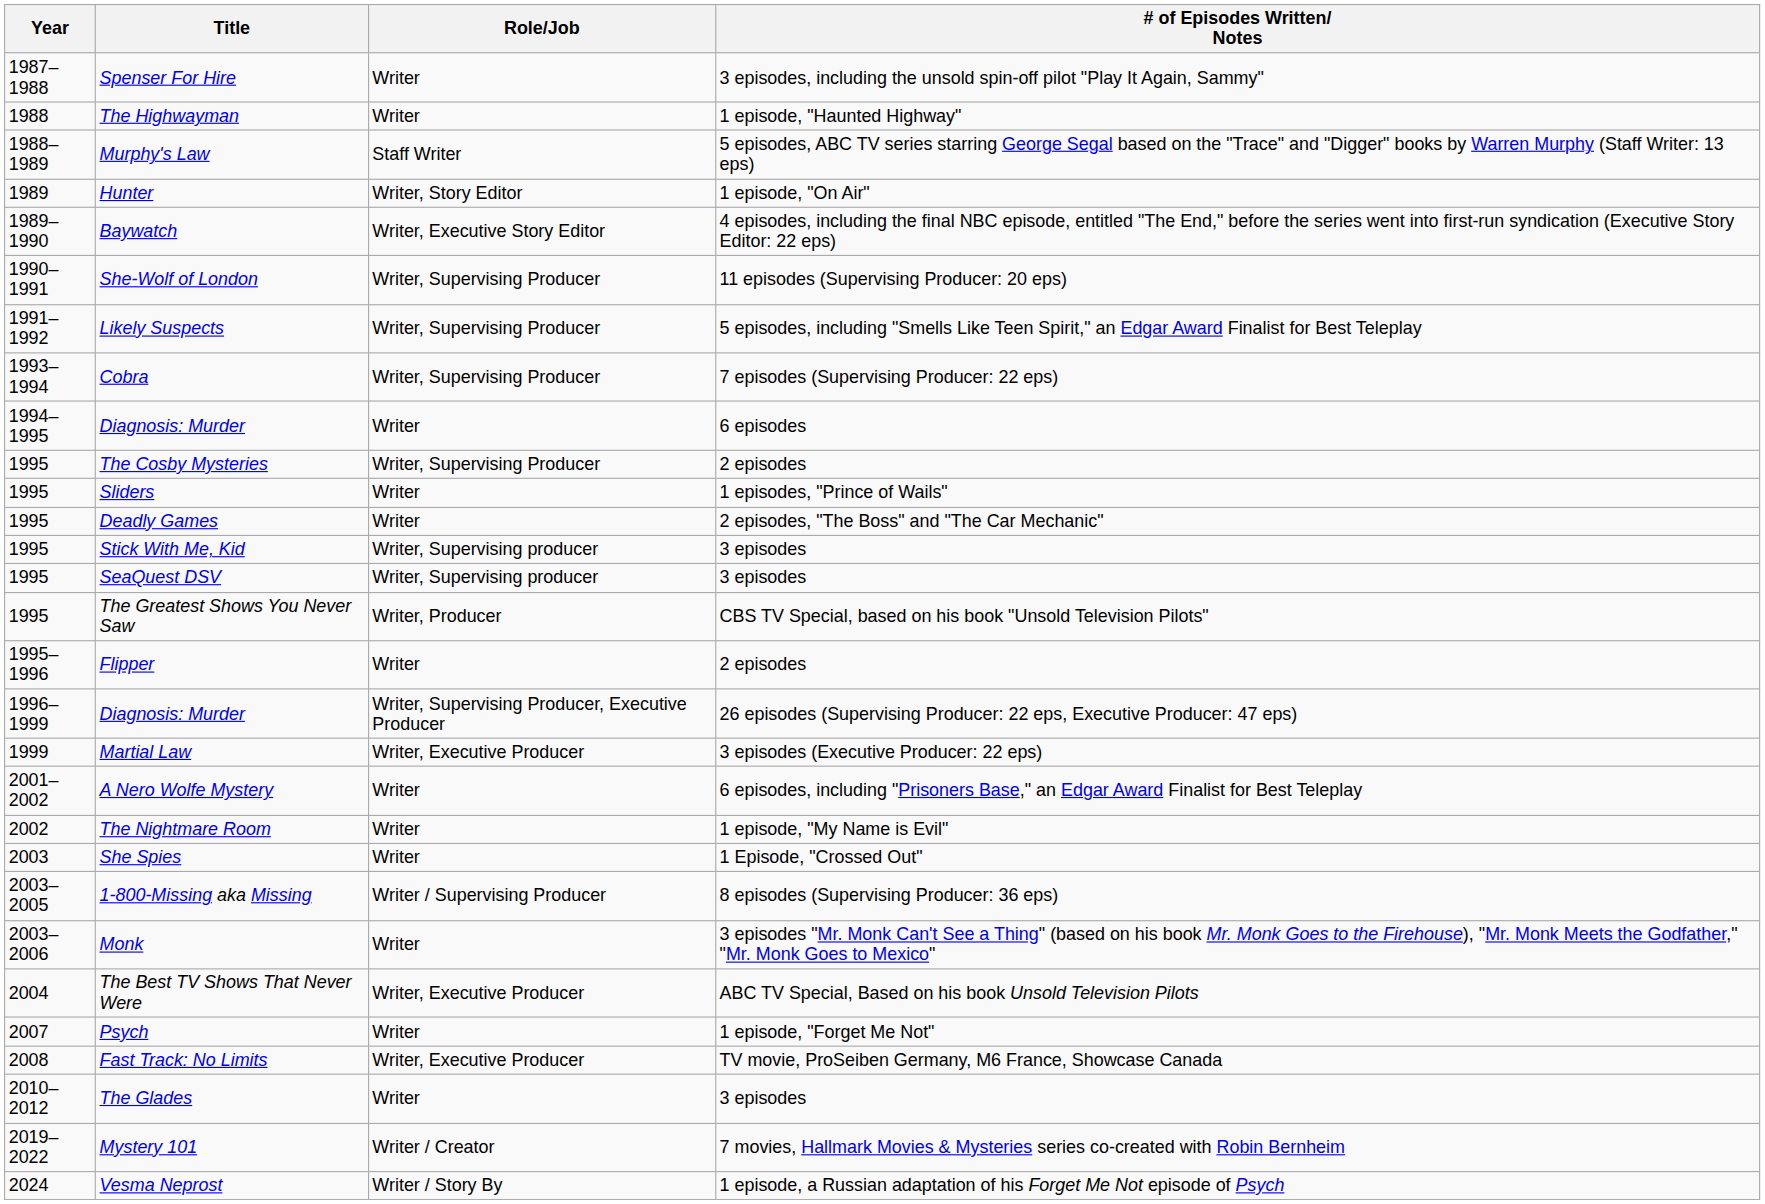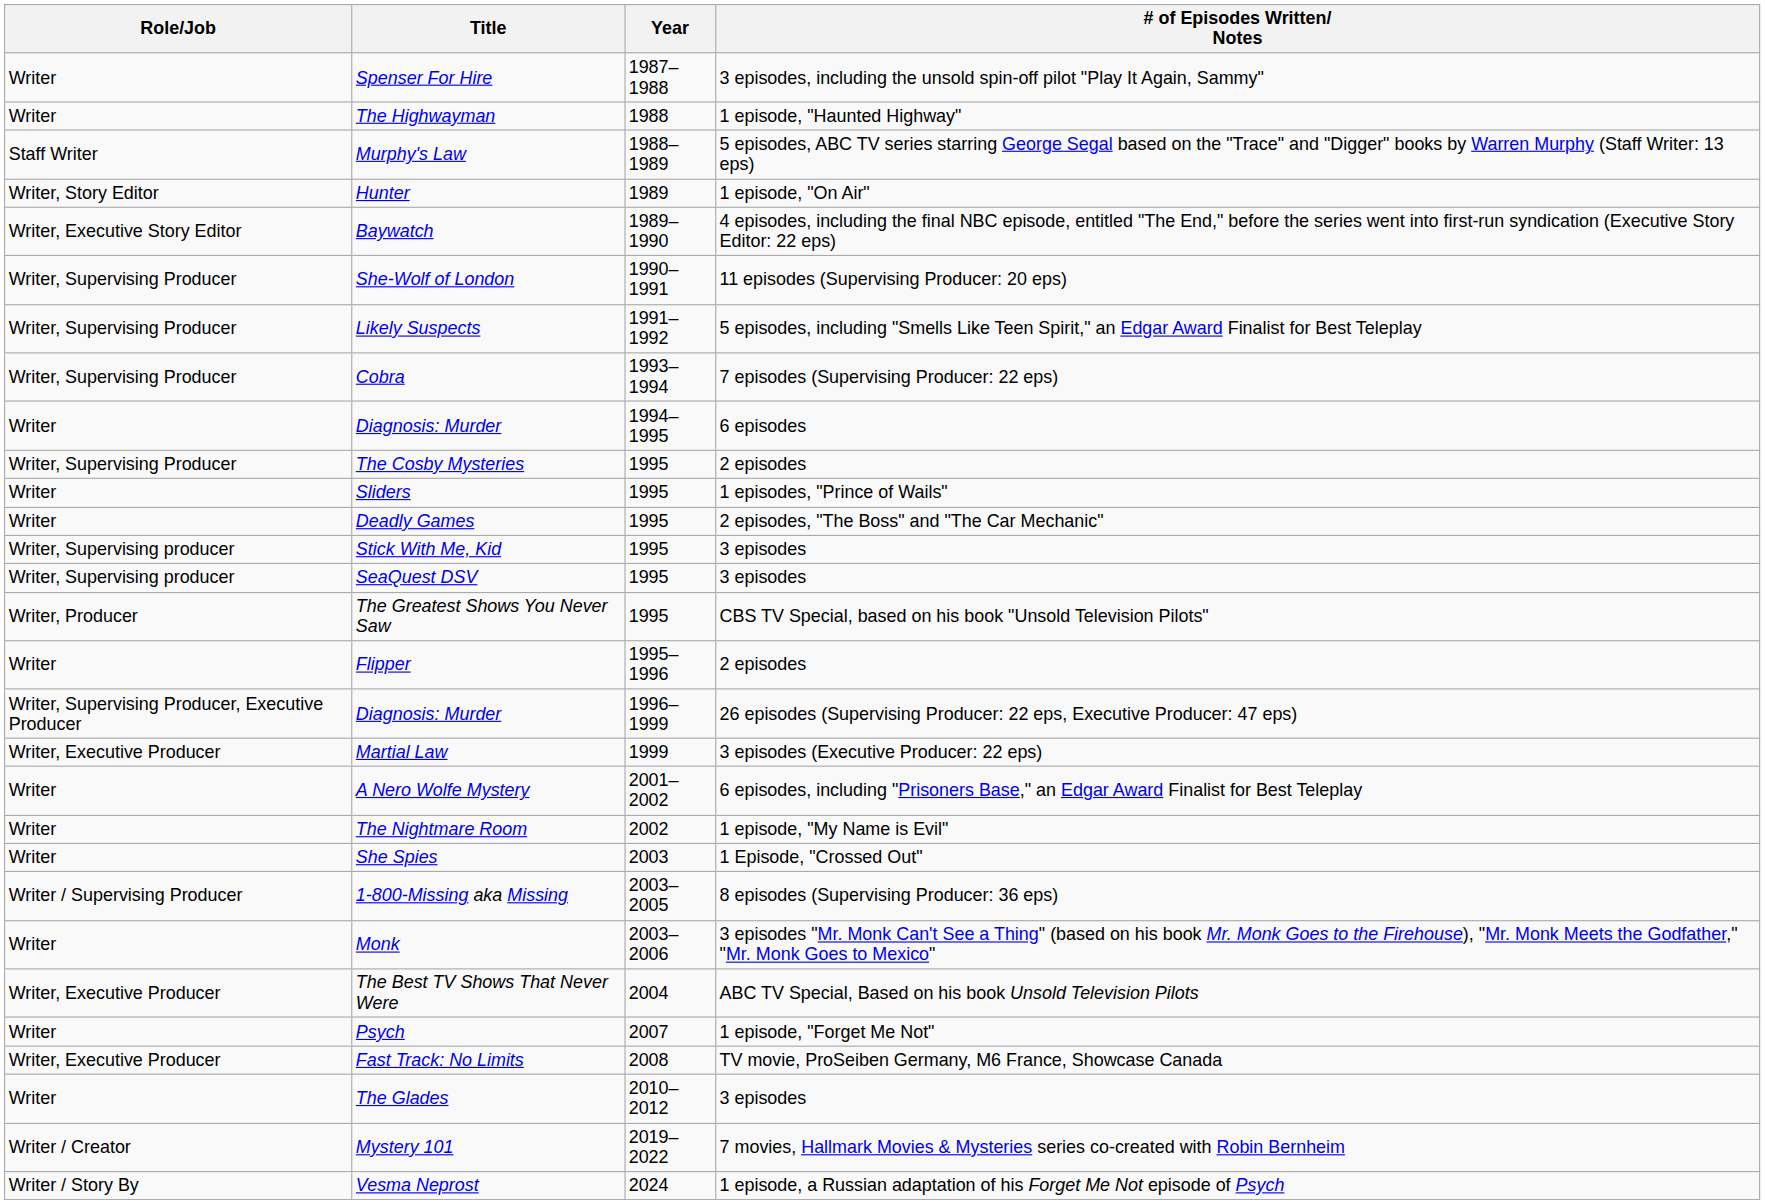columns swapped: (50, 28) <-> (542, 28)
